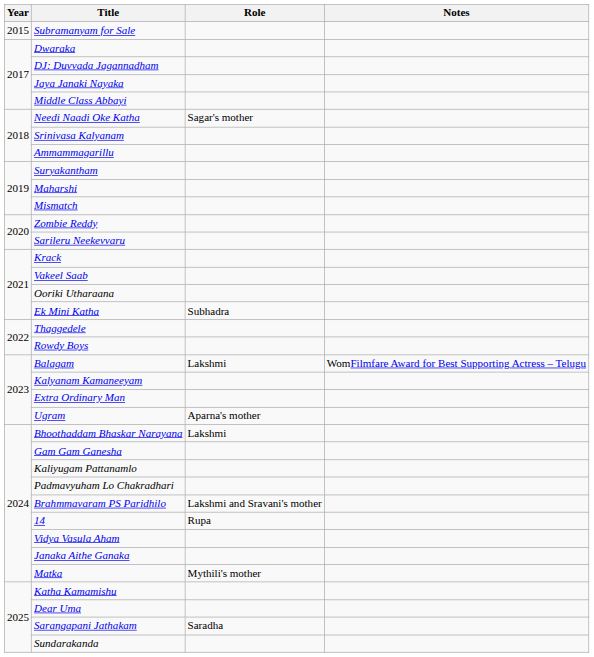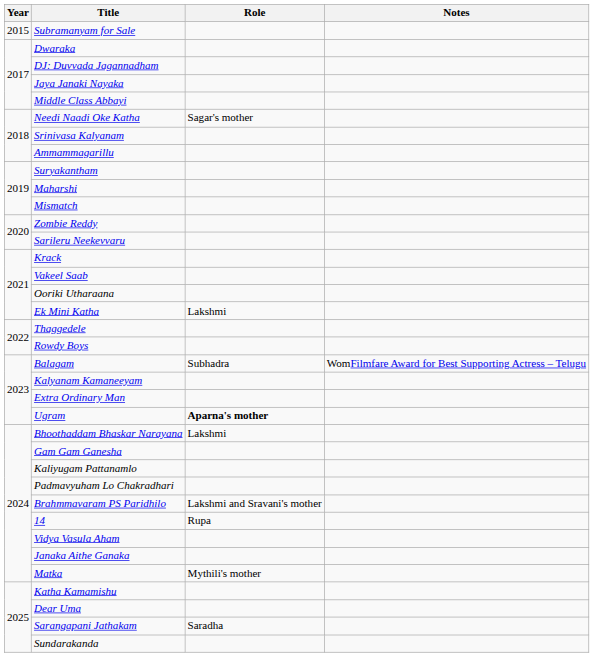(208, 310) Subhadra -> (207, 310) Lakshmi
(207, 363) Lakshmi -> (208, 363) Subhadra
(224, 415) normal -> (228, 415) bold
